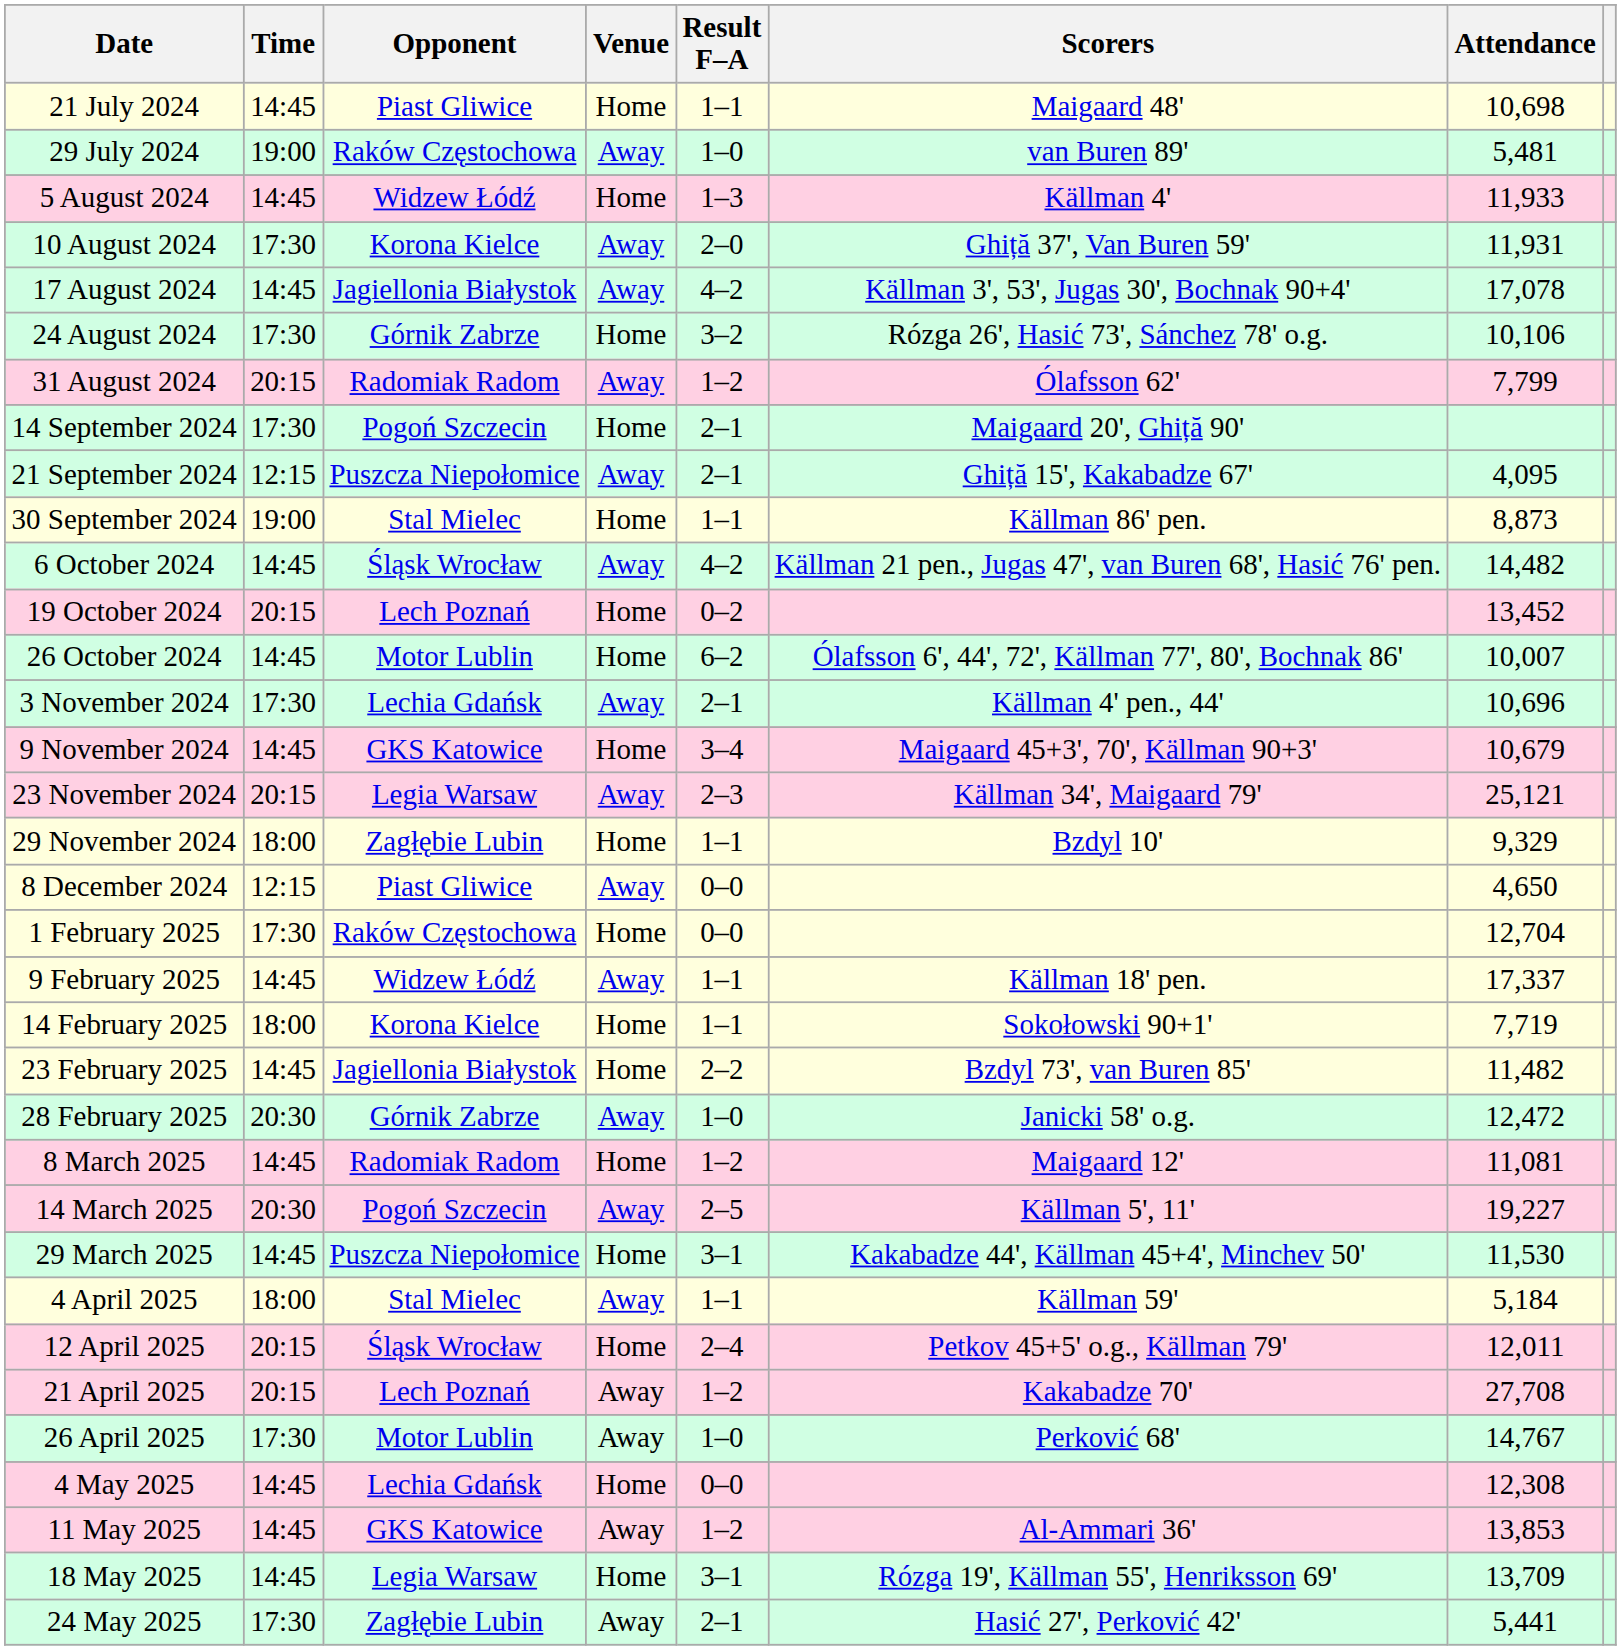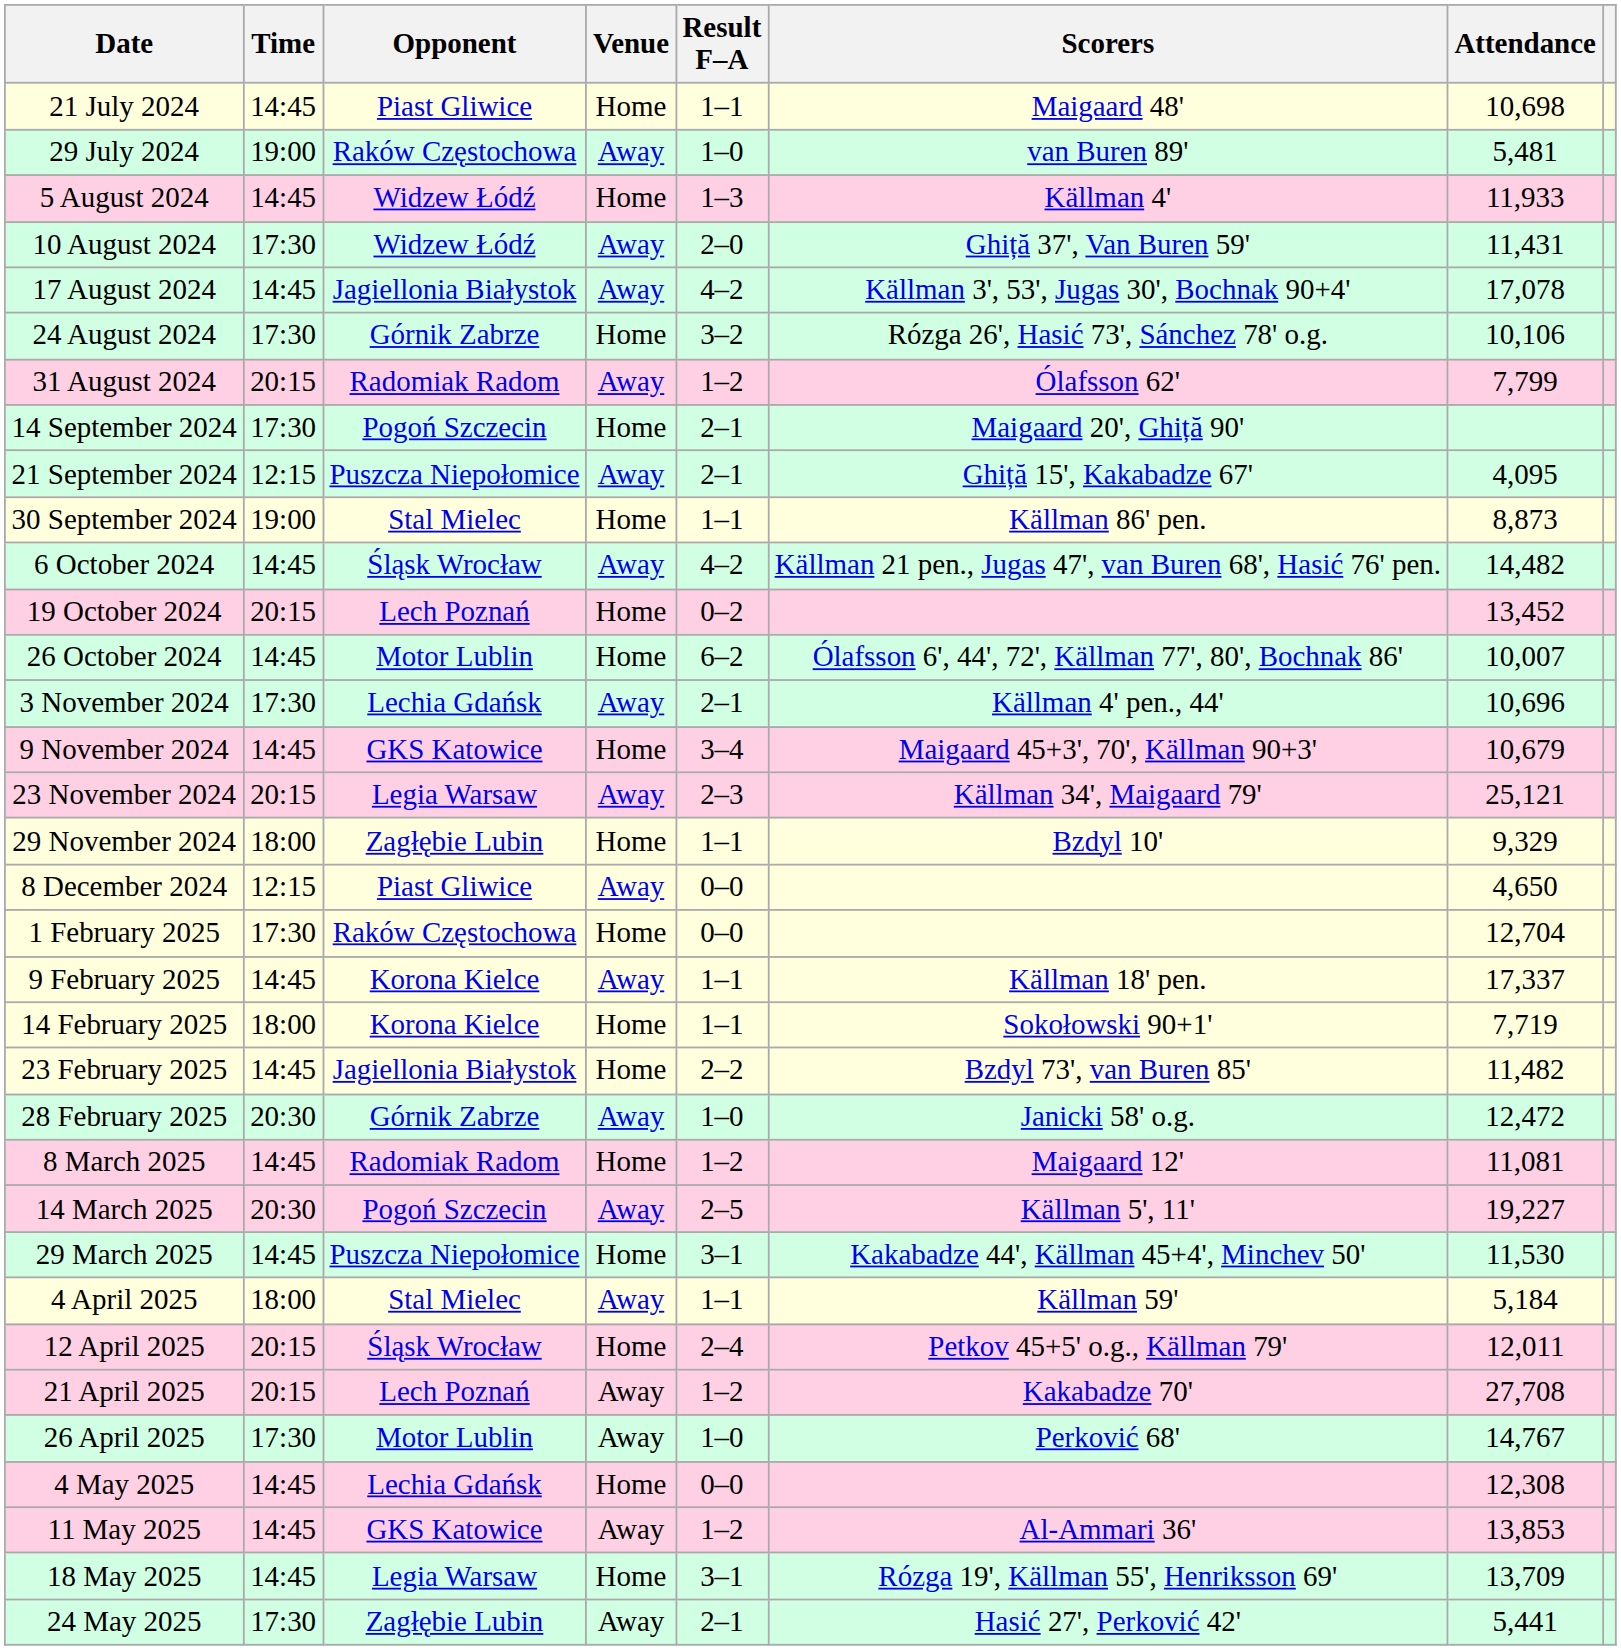(455, 243) Korona Kielce -> (455, 243) Widzew Łódź
(1525, 243) 11,931 -> (1525, 243) 11,431
(455, 978) Widzew Łódź -> (455, 978) Korona Kielce
